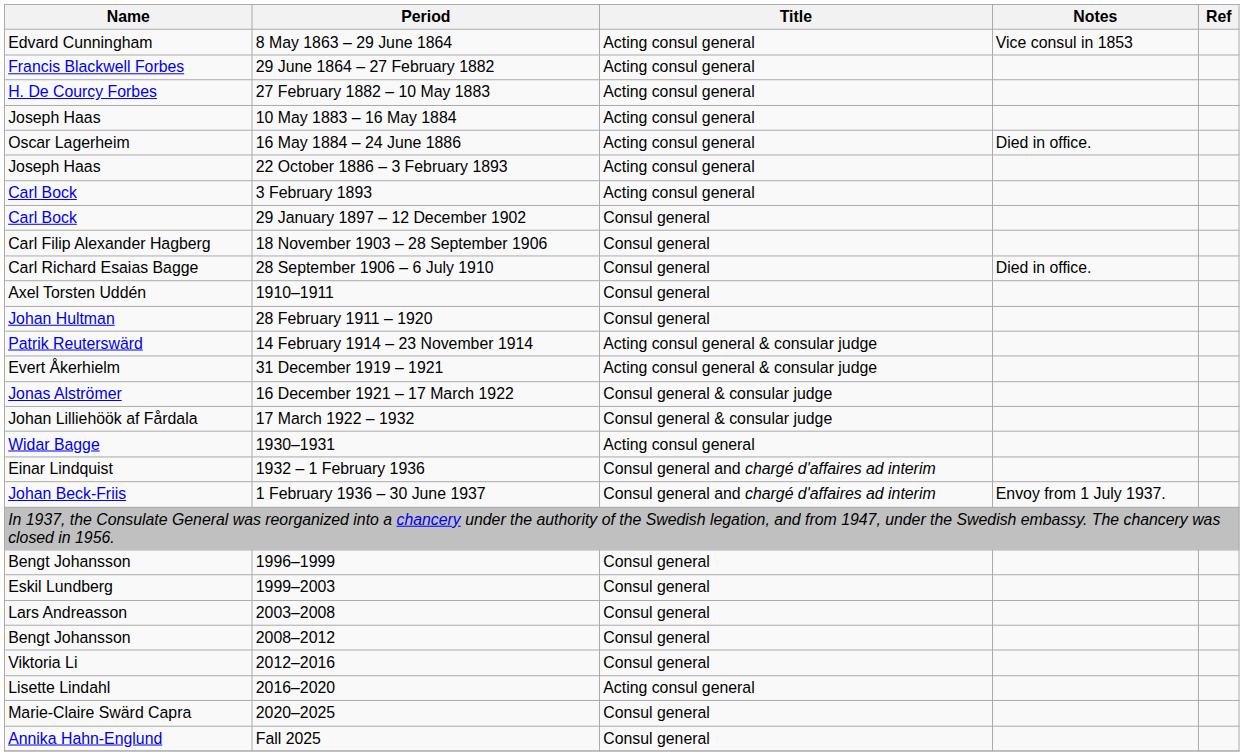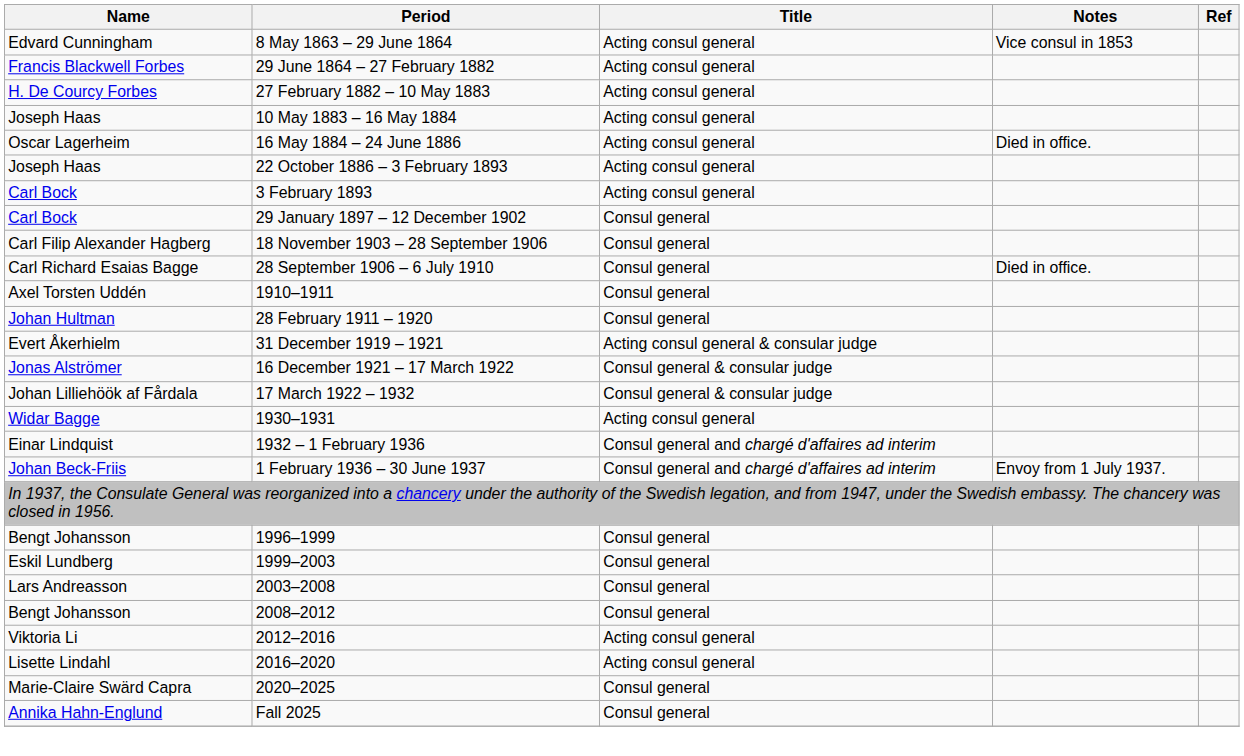- row: (394, 343)
(657, 662) Consul general -> (679, 637) Acting consul general
